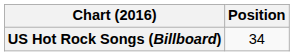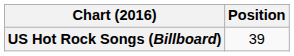(257, 39) 34 -> (257, 39) 39
